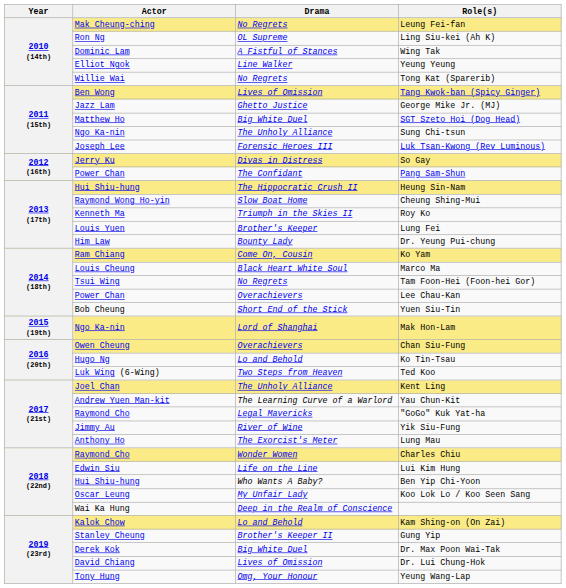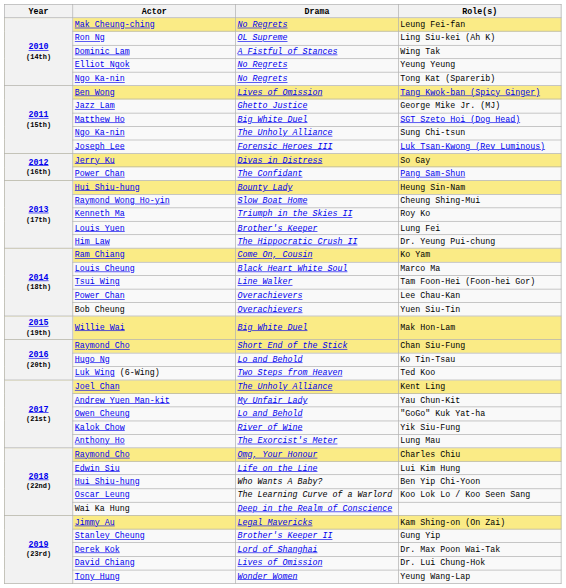(265, 65) Line Walker -> (263, 65) No Regrets
(100, 79) Willie Wai -> (100, 79) Ngo Ka-nin
(297, 187) The Hippocratic Crush II -> (265, 187) Bounty Lady
(265, 242) Bounty Lady -> (297, 242) The Hippocratic Crush II
(263, 282) No Regrets -> (265, 282) Line Walker
(292, 309) Short End of the Stick -> (270, 309) Overachievers
(100, 328) Ngo Ka-nin -> (100, 328) Willie Wai
(278, 328) Lord of Shanghai -> (273, 328) Big White Duel
(102, 346) Owen Cheung -> (102, 346) Raymond Cho
(270, 346) Overachievers -> (292, 346) Short End of the Stick
(315, 400) The Learning Curve of a Warlord -> (273, 400) My Unfair Lady
(102, 414) Raymond Cho -> (102, 414) Owen Cheung
(275, 414) Legal Mavericks -> (270, 414) Lo and Behold
(95, 427) Jimmy Au -> (100, 427) Kalok Chow
(268, 455) Wonder Women -> (278, 455) Omg, Your Honour
(273, 495) My Unfair Lady -> (315, 495) The Learning Curve of a Warlord
(100, 522) Kalok Chow -> (95, 522) Jimmy Au
(270, 522) Lo and Behold -> (275, 522) Legal Mavericks
(273, 550) Big White Duel -> (278, 550) Lord of Shanghai
(278, 577) Omg, Your Honour -> (268, 577) Wonder Women
